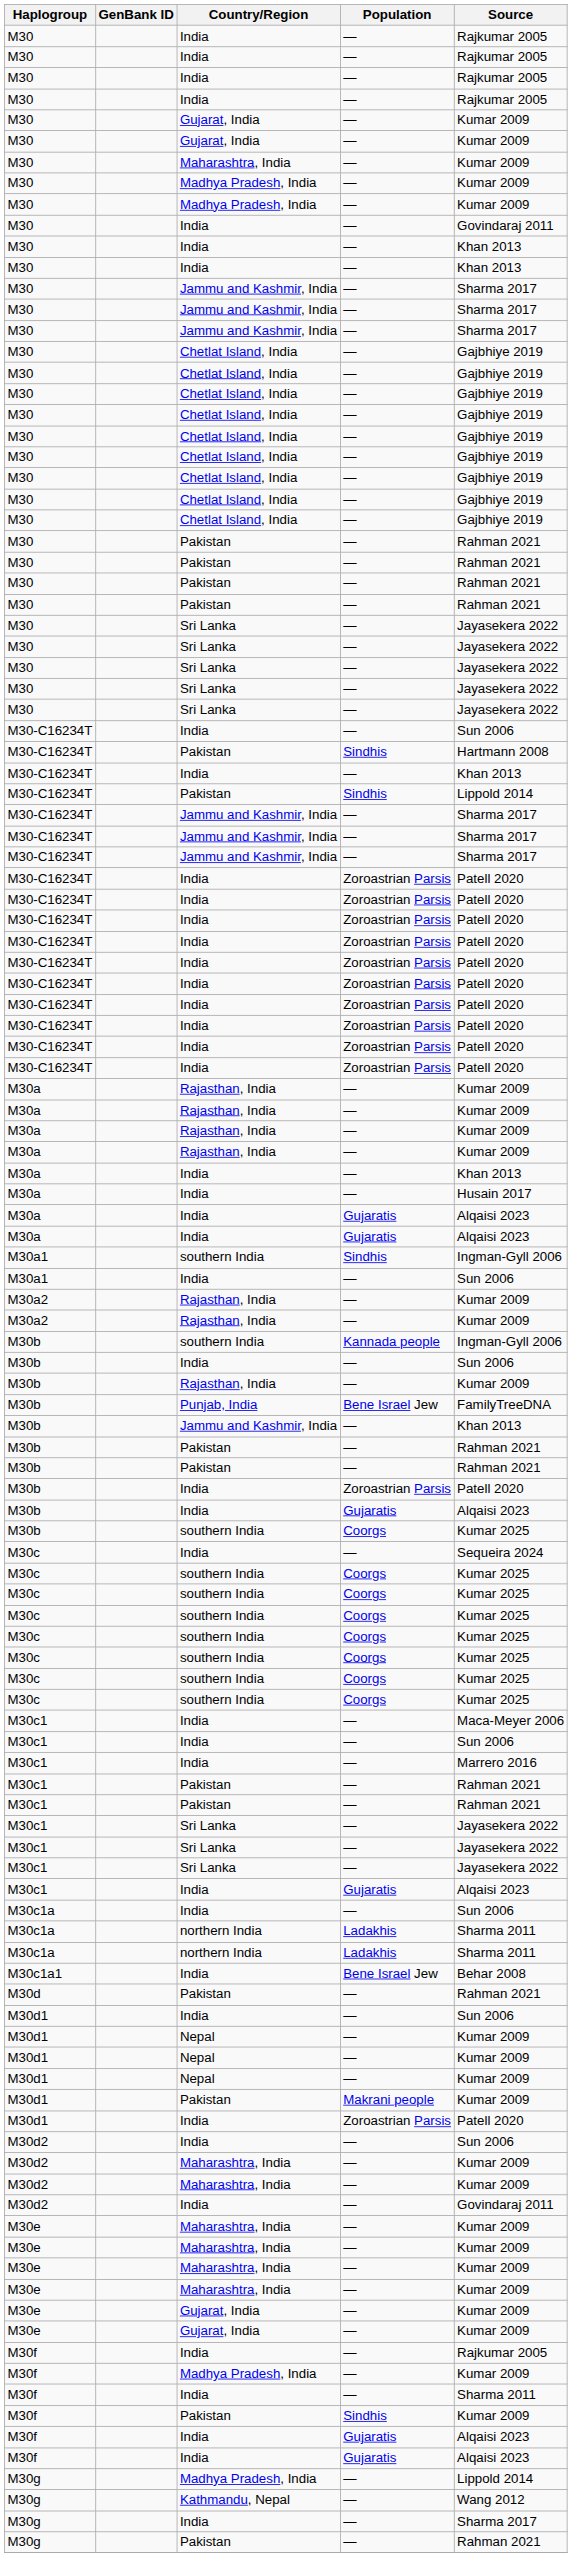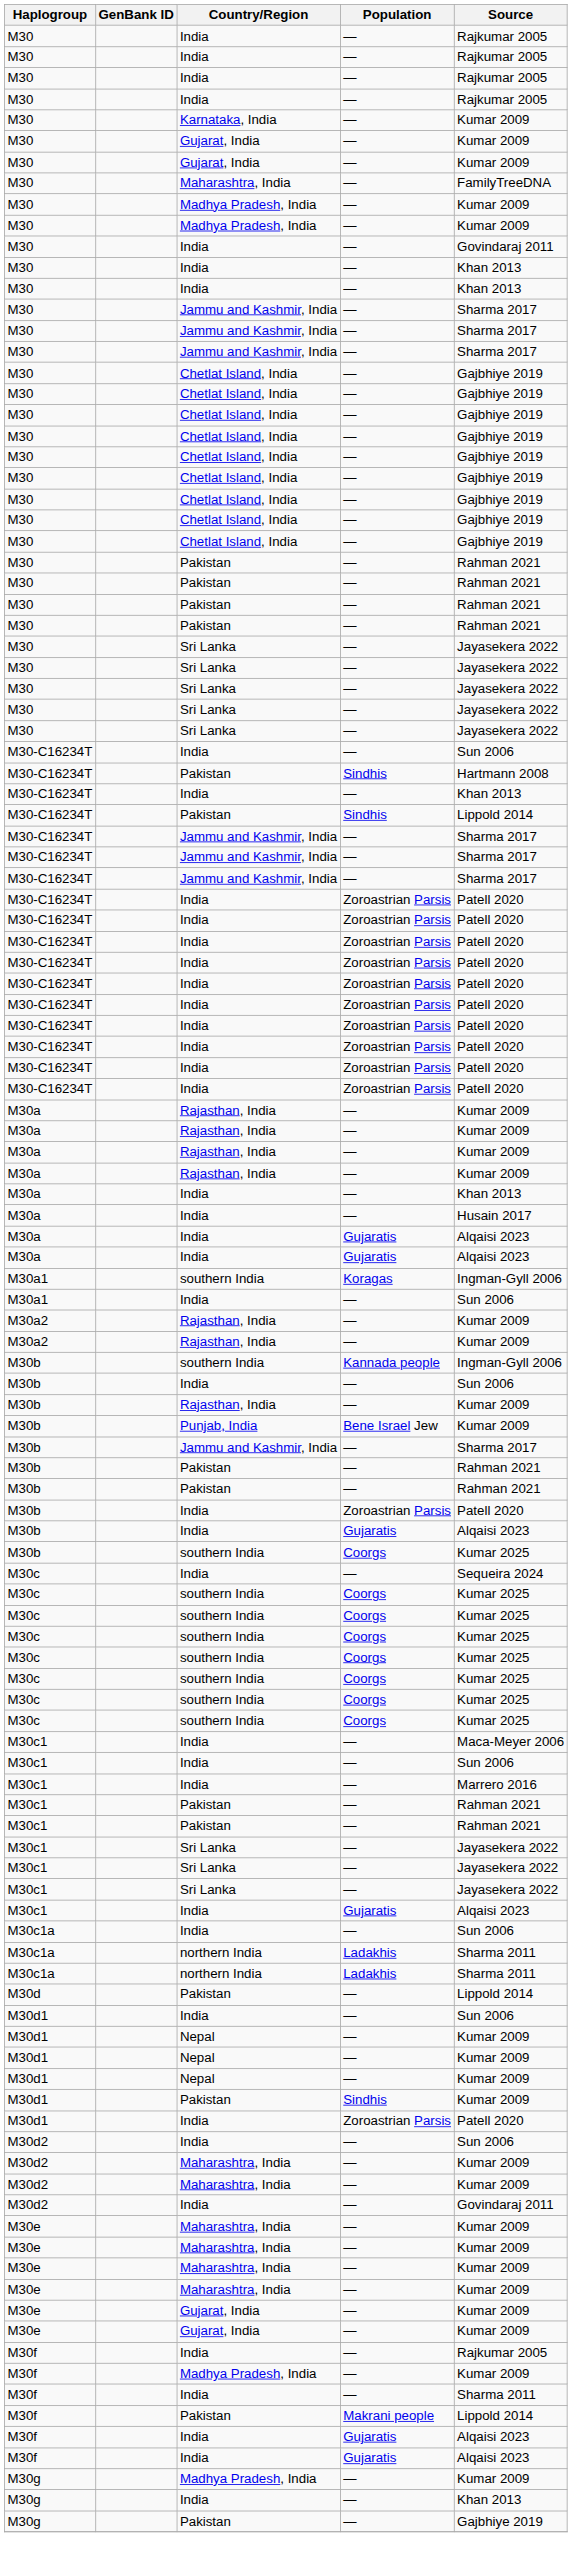+ row: (20, 120)
(493, 162) Kumar 2009 -> (504, 183) FamilyTreeDNA
(365, 1257) Sindhis -> (368, 1278) Koragas
(504, 1405) FamilyTreeDNA -> (493, 1426) Kumar 2009
(489, 1426) Khan 2013 -> (497, 1447) Sharma 2017
- row: (35, 1973)
(499, 1994) Rahman 2021 -> (495, 1994) Lippold 2014
(389, 2100) Makrani people -> (365, 2100) Sindhis
(365, 2416) Sindhis -> (389, 2416) Makrani people
(493, 2416) Kumar 2009 -> (495, 2416) Lippold 2014
(495, 2479) Lippold 2014 -> (493, 2479) Kumar 2009
- row: (24, 2500)
(497, 2521) Sharma 2017 -> (489, 2500) Khan 2013
(499, 2542) Rahman 2021 -> (500, 2521) Gajbhiye 2019
